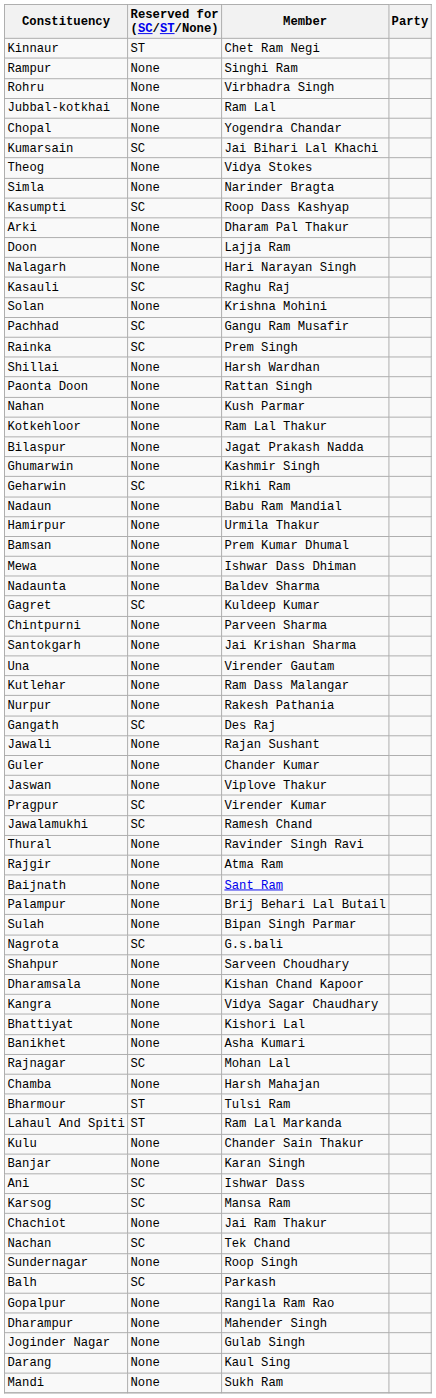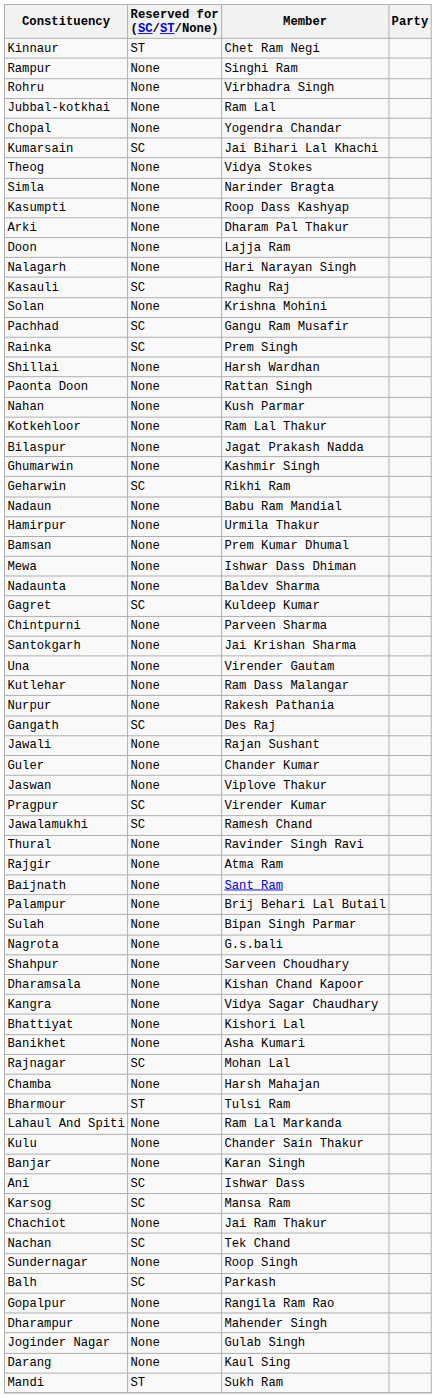(138, 208) SC -> (145, 208) None
(138, 945) SC -> (145, 945) None
(138, 1124) ST -> (145, 1124) None
(145, 1383) None -> (138, 1383) ST
